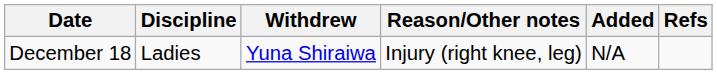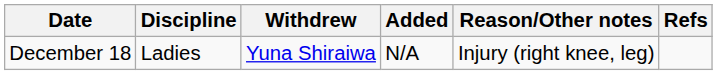columns swapped: (623, 20) <-> (484, 20)
